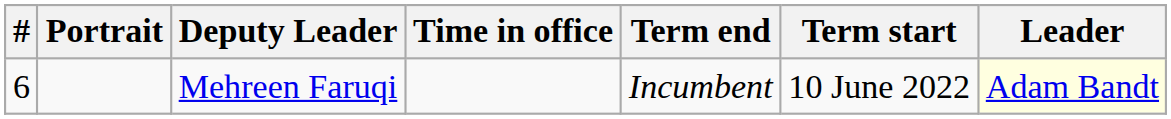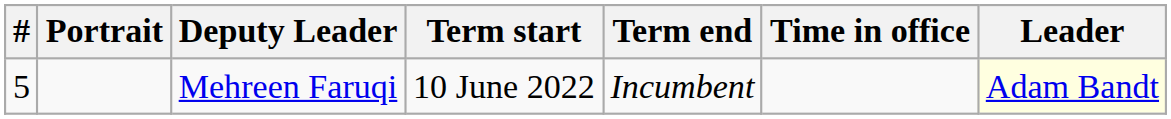columns swapped: (879, 31) <-> (513, 31)
(21, 85) 6 -> (21, 85) 5
